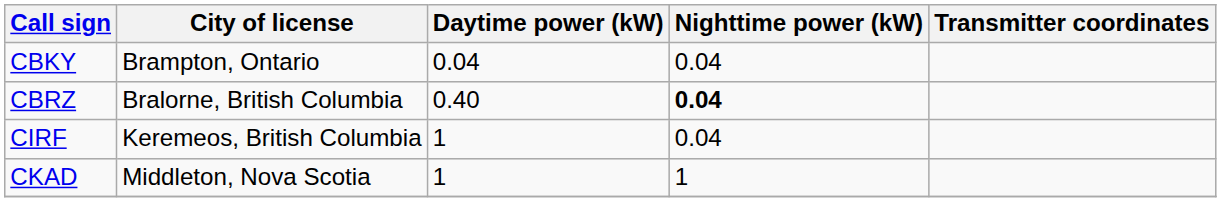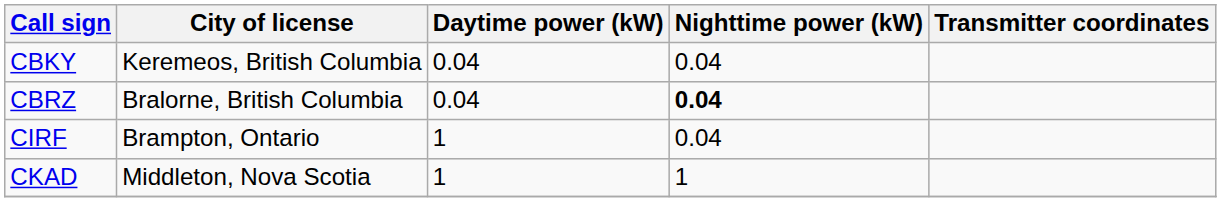(221, 61) Brampton, Ontario -> (272, 61) Keremeos, British Columbia
(456, 100) 0.40 -> (456, 100) 0.04
(272, 138) Keremeos, British Columbia -> (221, 138) Brampton, Ontario
